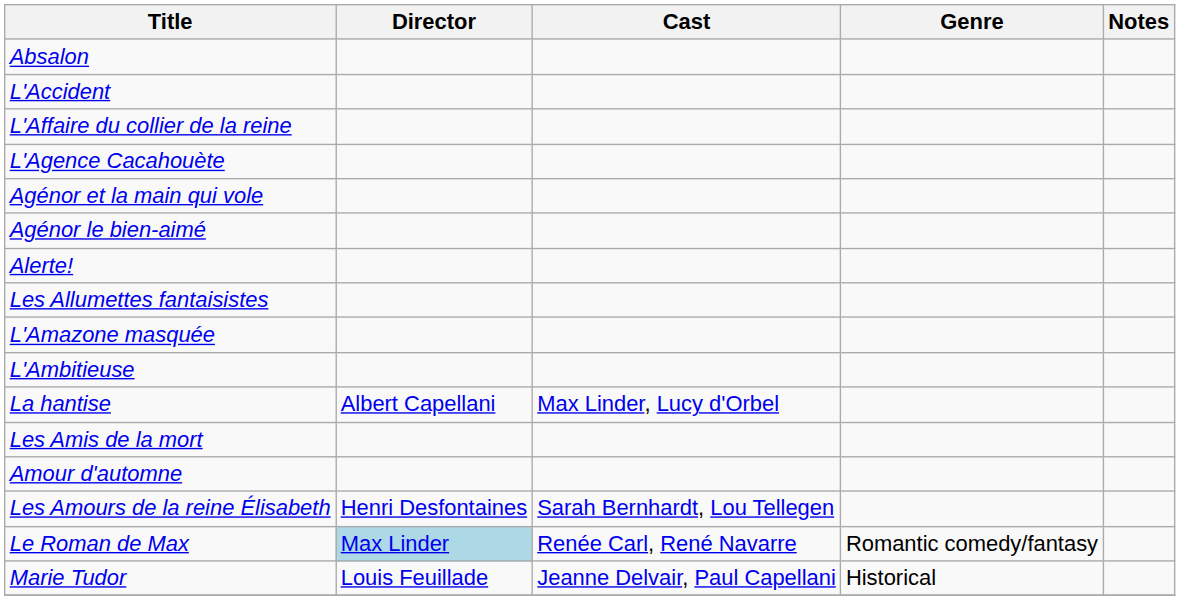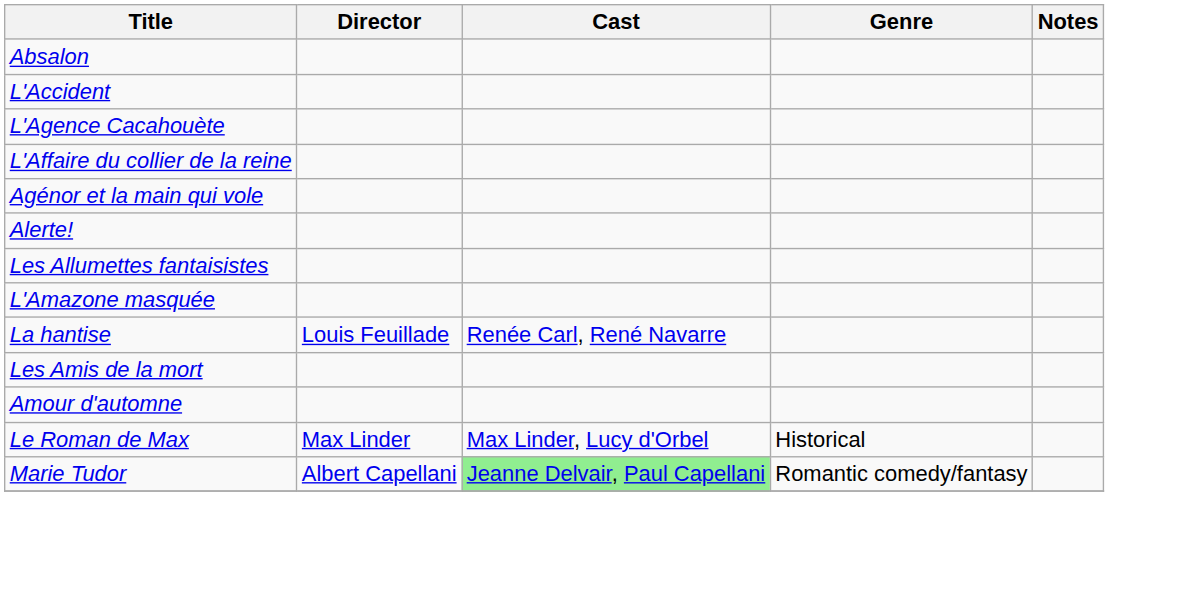rows swapped: (151, 126) <-> (117, 160)
- row: (108, 230)
- row: (72, 369)
(418, 404) Albert Capellani -> (376, 334) Louis Feuillade
(658, 404) Max Linder, Lucy d'Orbel -> (596, 334) Renée Carl, René Navarre
- row: (170, 508)
(395, 543) lightblue background -> (356, 439) no background
(667, 543) Renée Carl, René Navarre -> (588, 439) Max Linder, Lucy d'Orbel
(972, 543) Romantic comedy/fantasy -> (820, 439) Historical
(414, 578) Louis Feuillade -> (379, 473) Albert Capellani
(687, 578) no background -> (616, 473) lightgreen background
(891, 578) Historical -> (901, 473) Romantic comedy/fantasy
